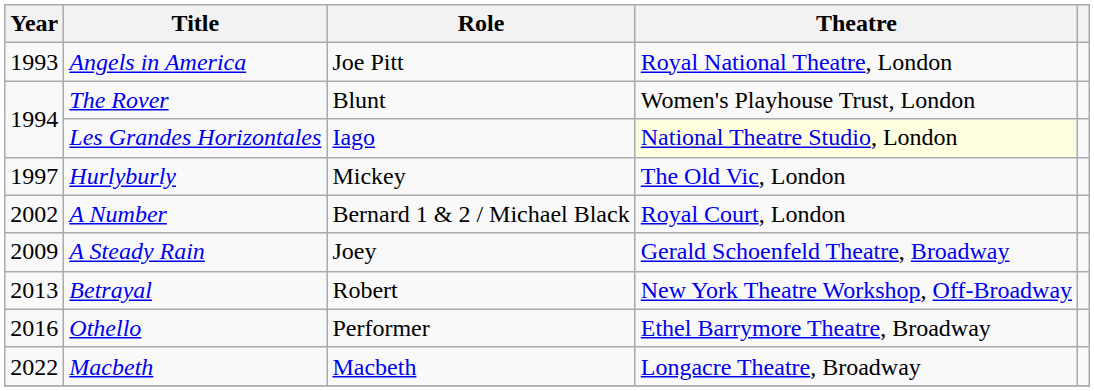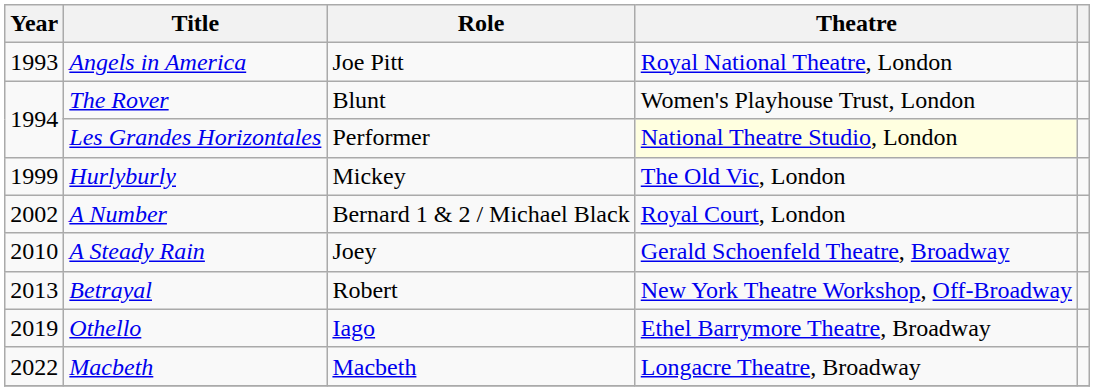(354, 137) Iago -> (381, 137) Performer
(34, 175) 1997 -> (34, 175) 1999
(34, 251) 2009 -> (34, 251) 2010
(34, 328) 2016 -> (34, 328) 2019
(381, 328) Performer -> (354, 328) Iago
